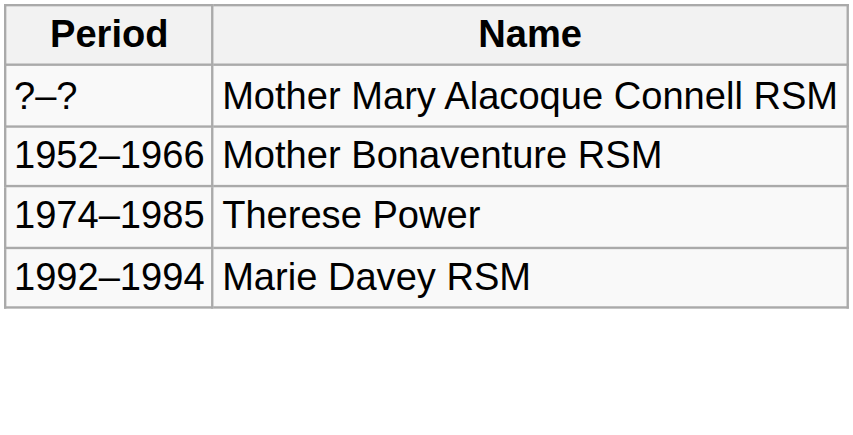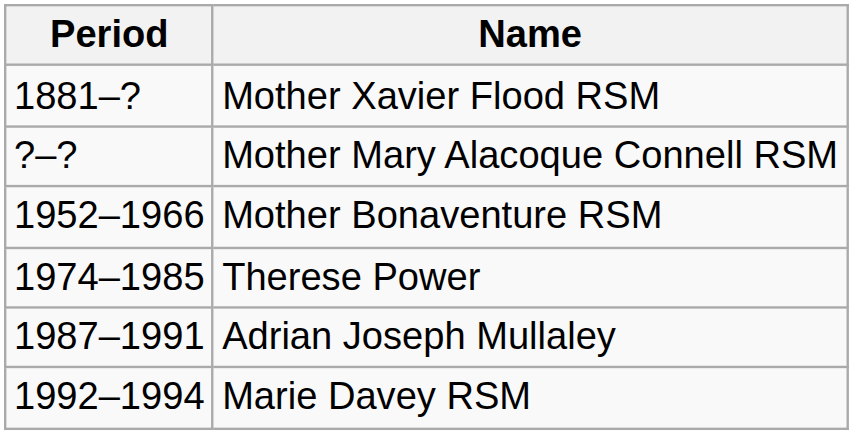+ row: (441, 95)
+ row: (419, 336)
